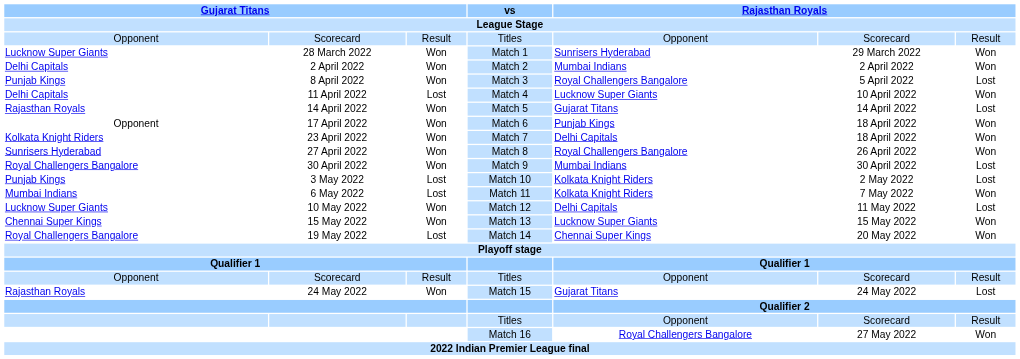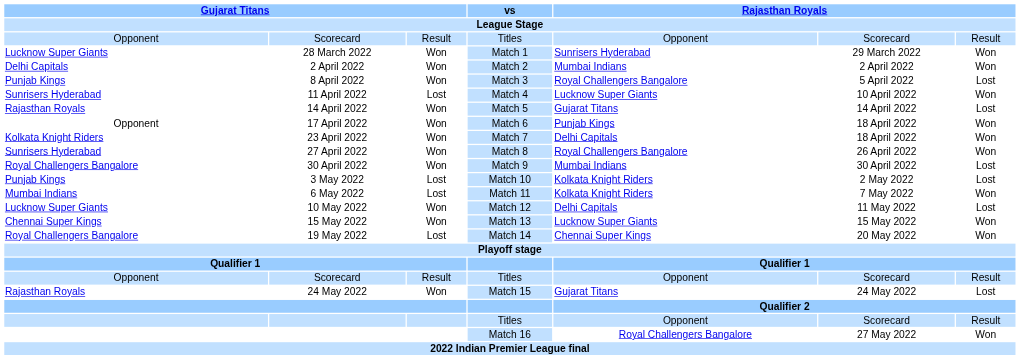(37, 95) Delhi Capitals -> (53, 95) Sunrisers Hyderabad
